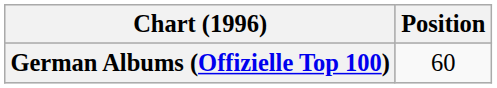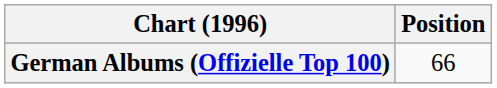(443, 62) 60 -> (443, 62) 66
